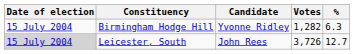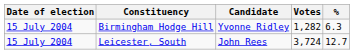(39, 41) lightgrey background -> (39, 41) no background
(307, 41) 3,726 -> (307, 41) 3,724
